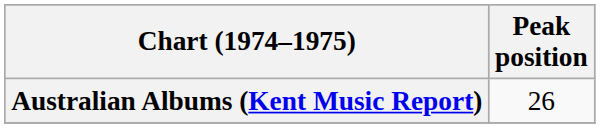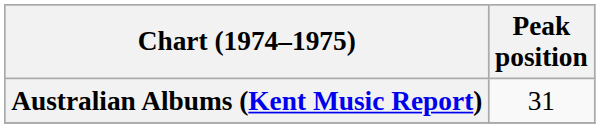(541, 100) 26 -> (541, 100) 31
